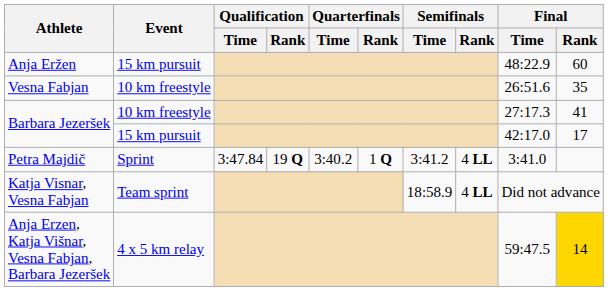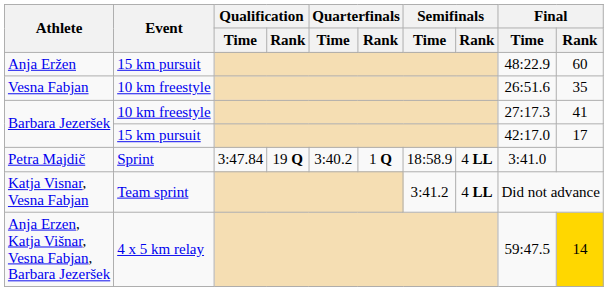(430, 159) 3:41.2 -> (430, 159) 18:58.9
(430, 191) 18:58.9 -> (430, 191) 3:41.2
